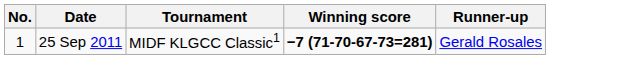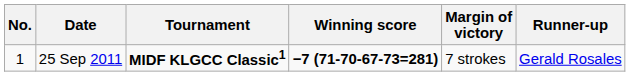+ column: (479, 25)
(205, 42) normal -> (207, 58) bold
